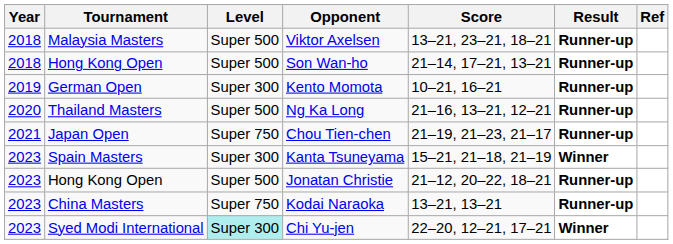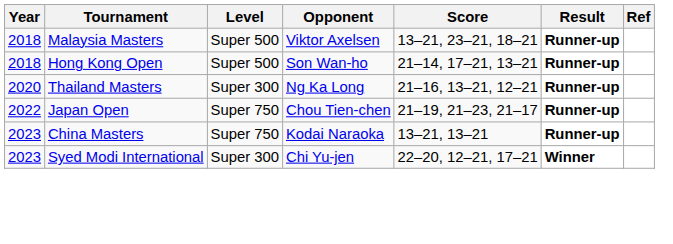- row: (334, 87)
(245, 110) Super 500 -> (245, 87) Super 300
(24, 134) 2021 -> (24, 110) 2022
- row: (345, 157)
- row: (340, 181)
(245, 228) paleturquoise background -> (245, 157) no background
